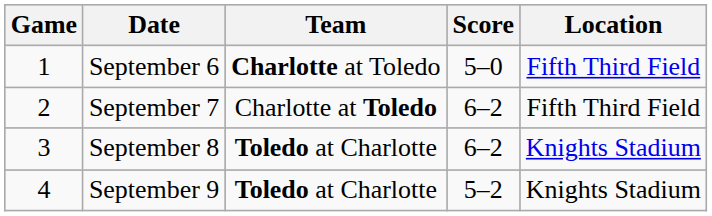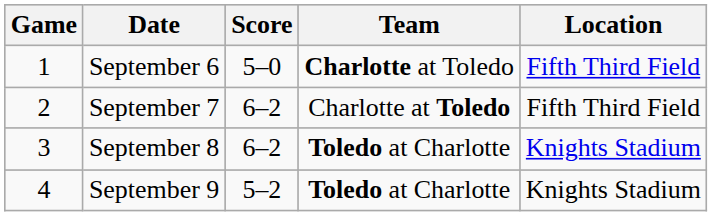columns swapped: (336, 25) <-> (483, 25)
